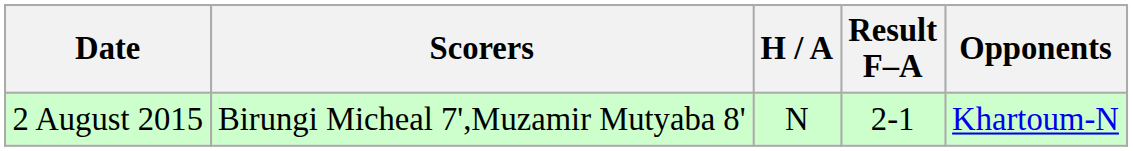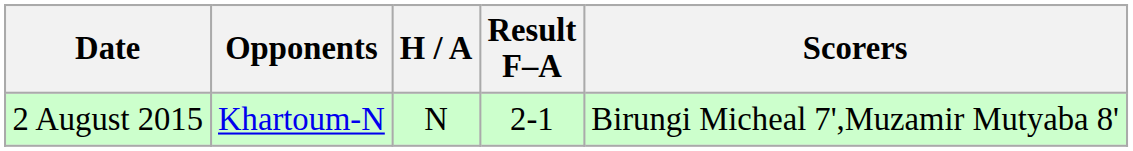columns swapped: (1036, 48) <-> (482, 48)
